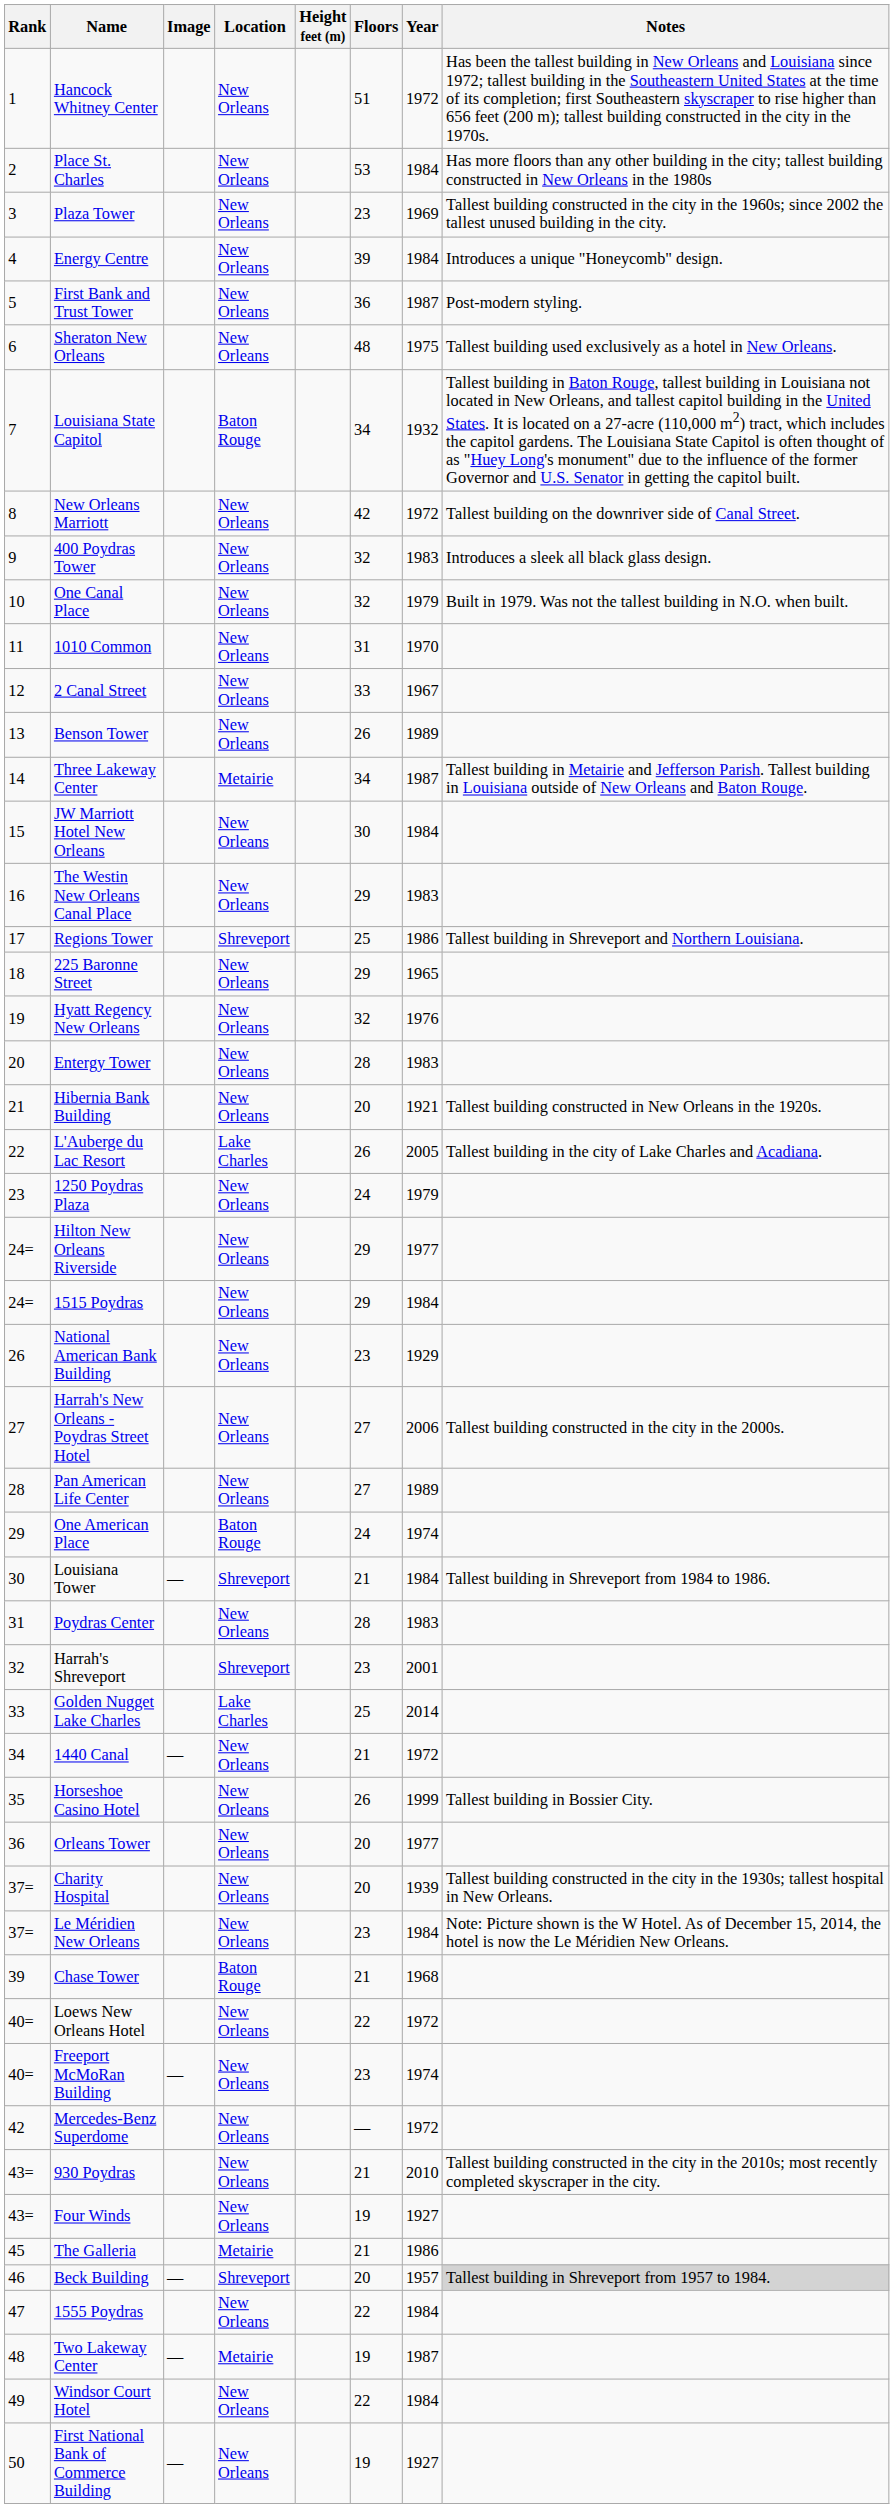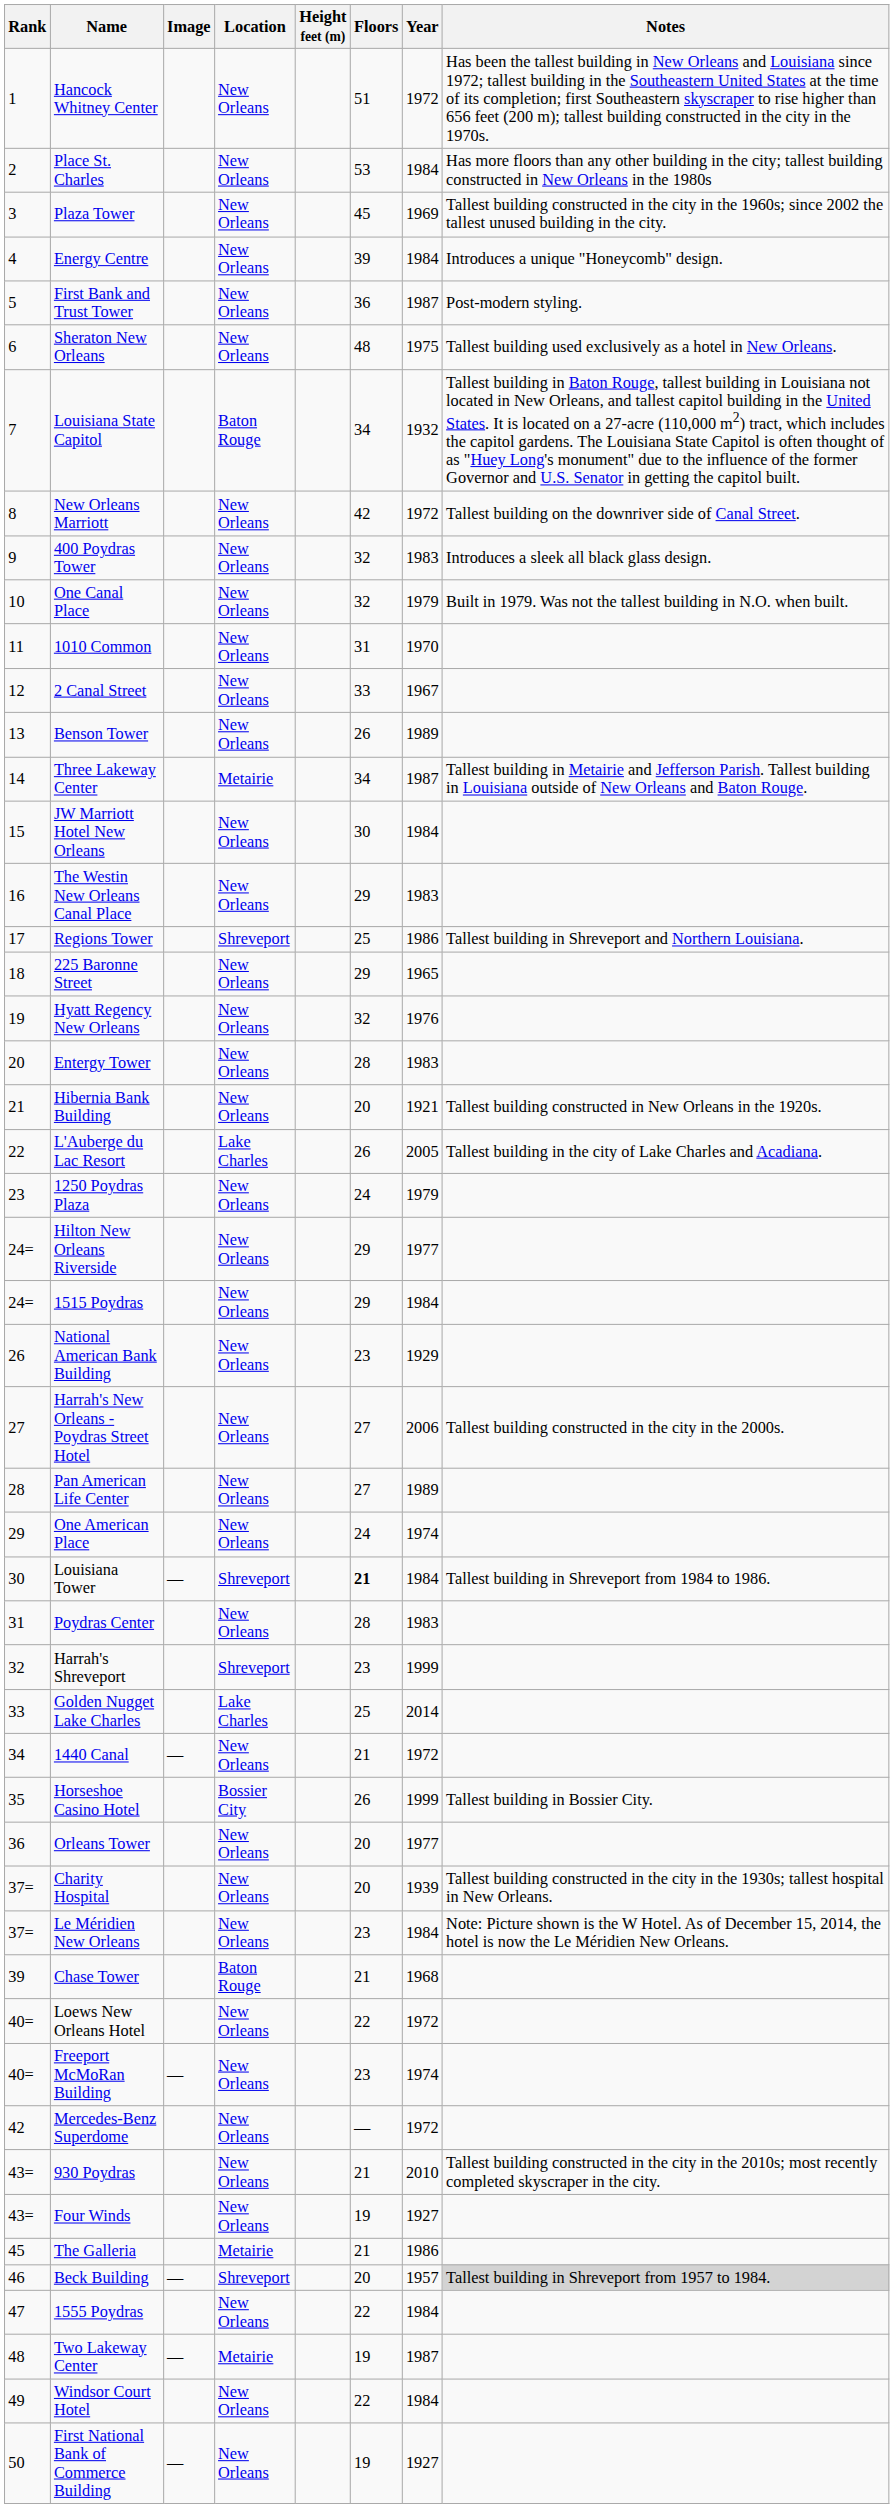(362, 214) 23 -> (362, 214) 45
(239, 1534) Baton Rouge -> (243, 1534) New Orleans
(362, 1578) normal -> (362, 1578) bold
(422, 1667) 2001 -> (422, 1667) 1999
(243, 1799) New Orleans -> (243, 1799) Bossier City
